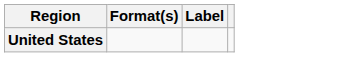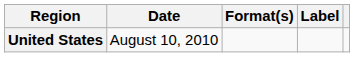+ column: (164, 16)
